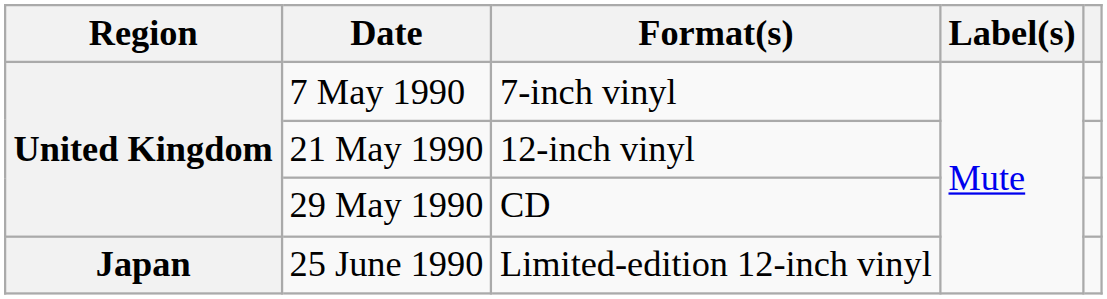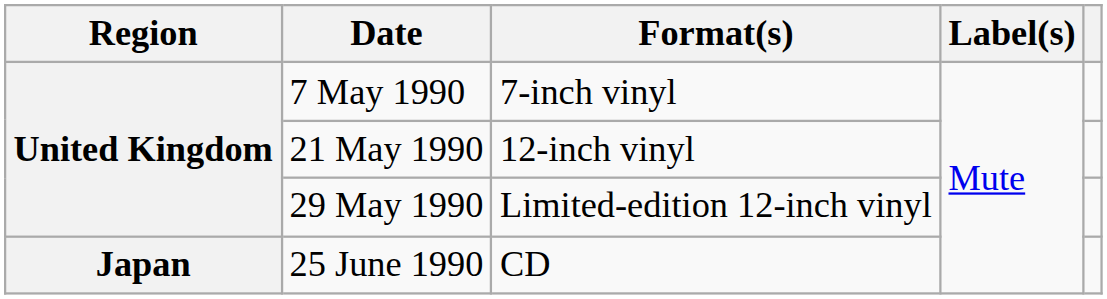(525, 206) CD -> (716, 206) Limited-edition 12-inch vinyl
(716, 263) Limited-edition 12-inch vinyl -> (525, 263) CD
